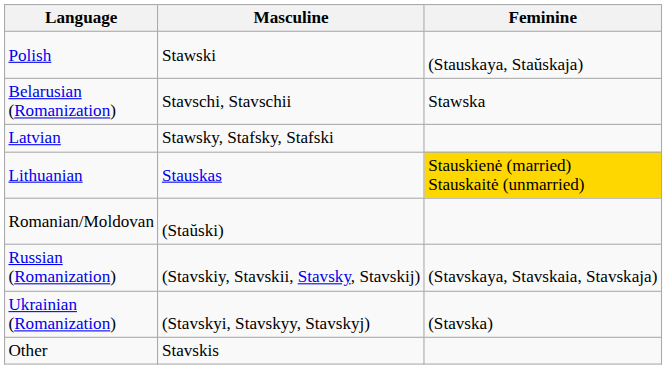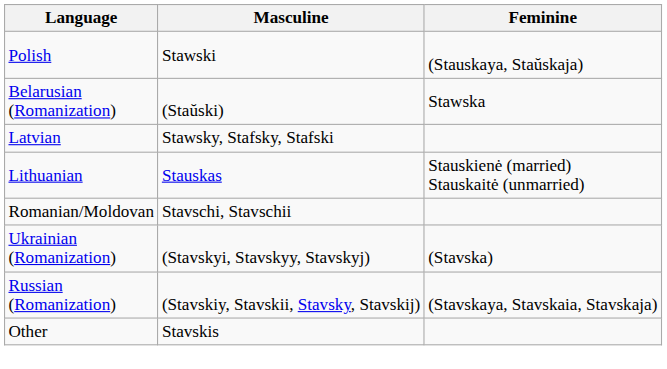(227, 101) Stavschi, Stavschii -> (193, 110) (Staŭski)
(506, 174) gold background -> (506, 174) no background
(193, 230) (Staŭski) -> (227, 211) Stavschi, Stavschii
rows swapped: (62, 267) <-> (62, 314)
